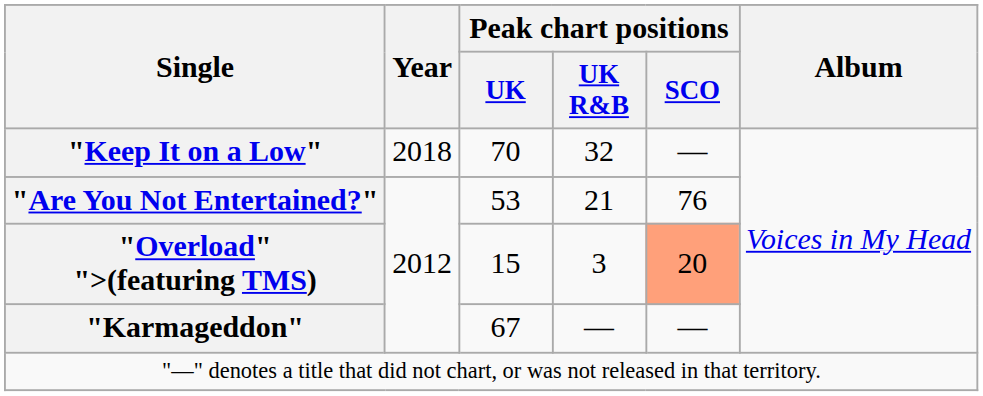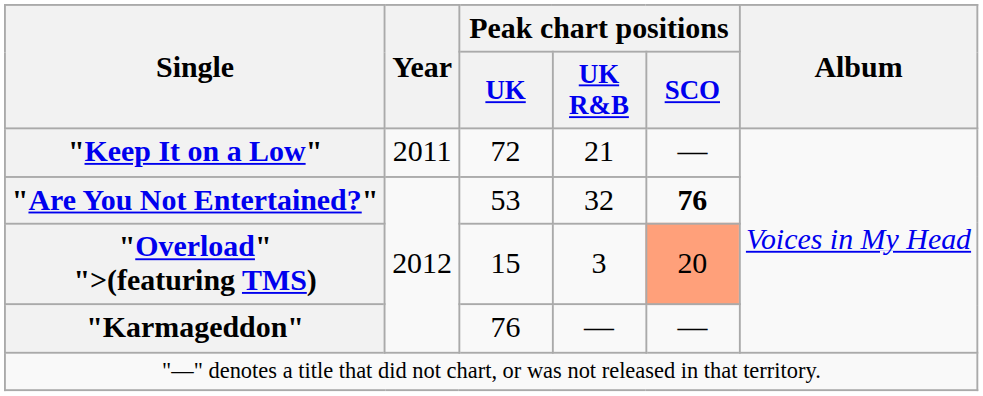(422, 151) 2018 -> (422, 151) 2011
(506, 151) 70 -> (506, 151) 72
(599, 151) 32 -> (599, 151) 21
(599, 199) 21 -> (599, 199) 32
(692, 199) normal -> (692, 199) bold
(506, 327) 67 -> (506, 327) 76
